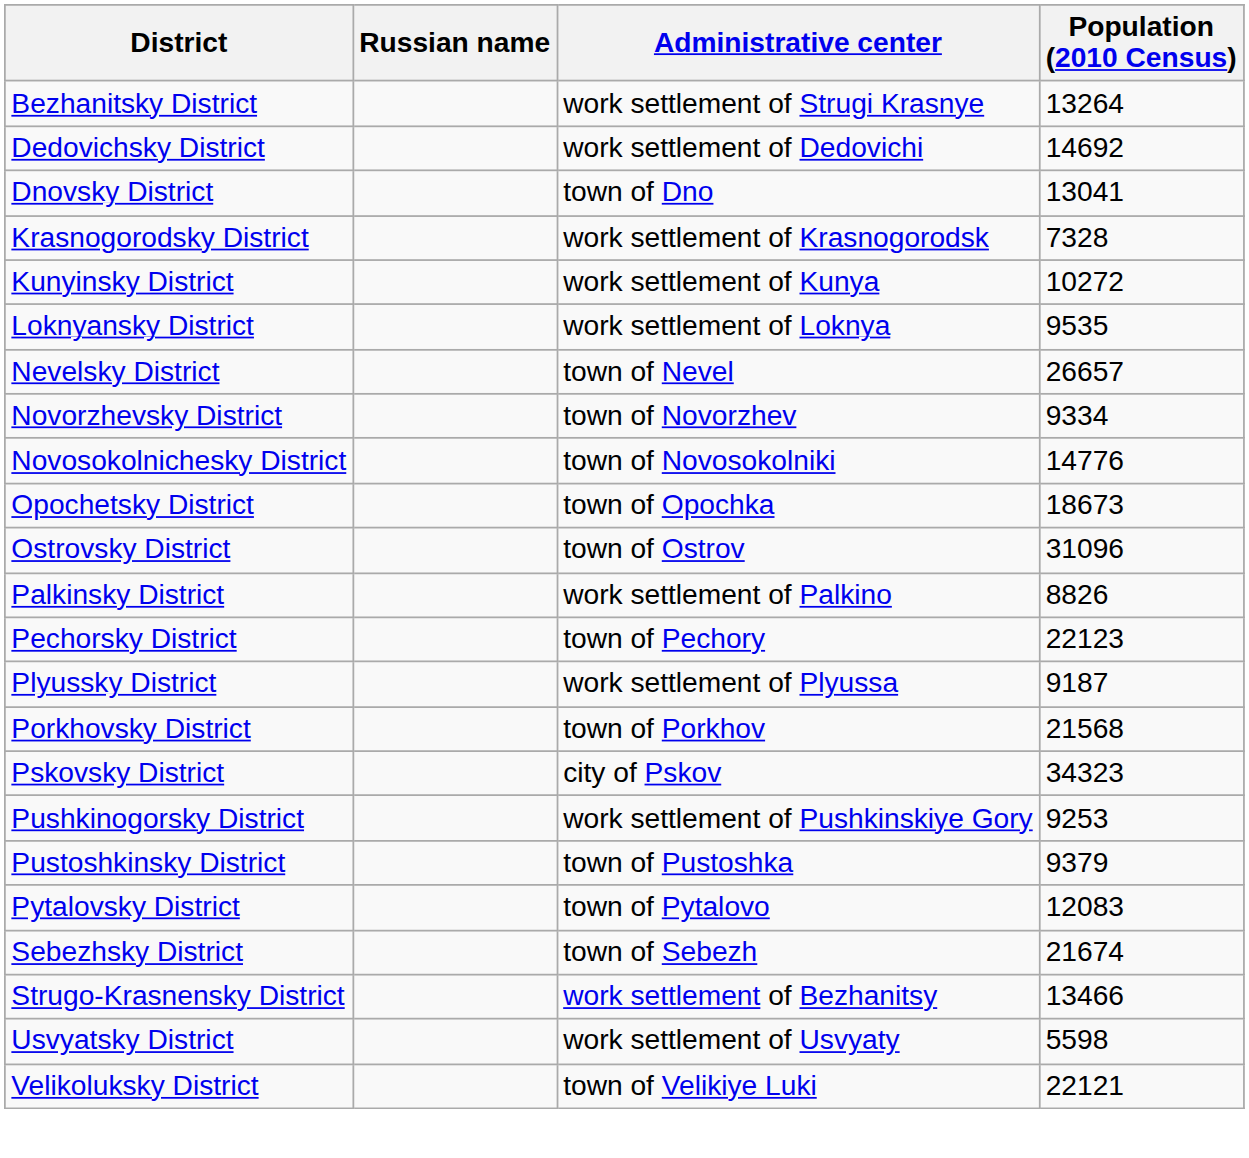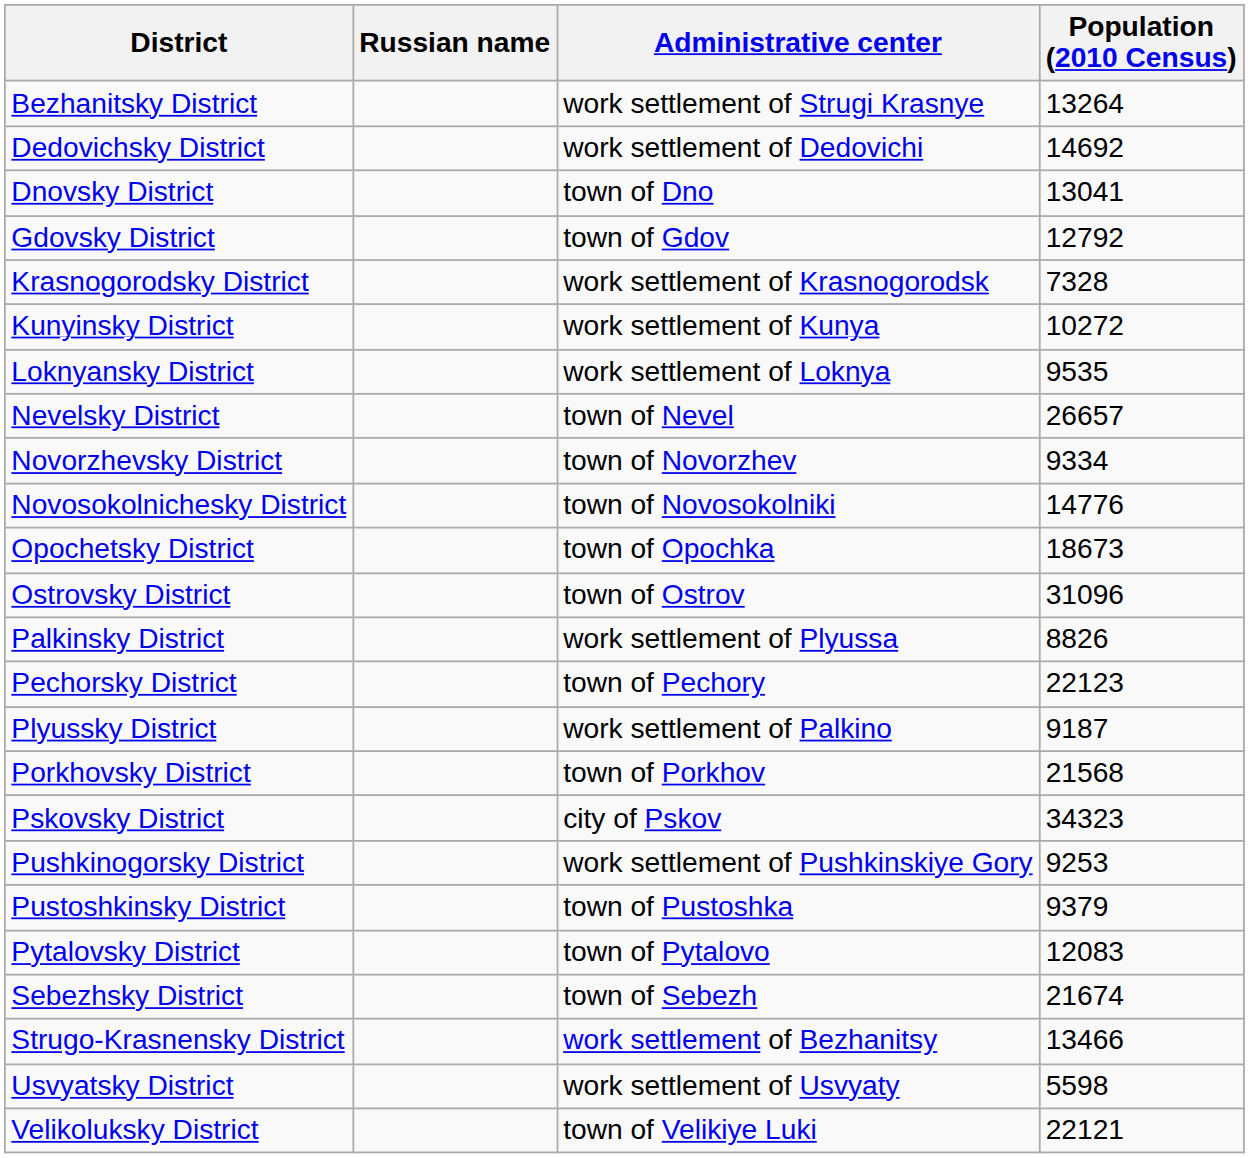+ row: (113, 237)
(728, 594) work settlement of Palkino -> (731, 639) work settlement of Plyussa
(731, 683) work settlement of Plyussa -> (728, 728) work settlement of Palkino
